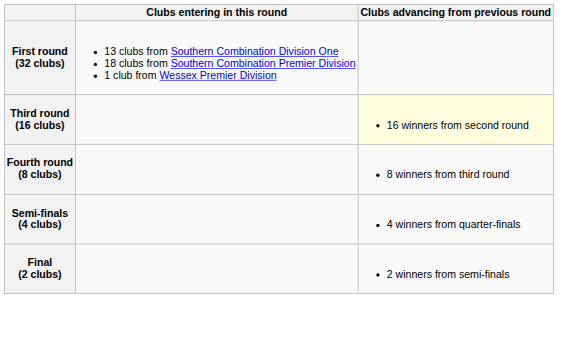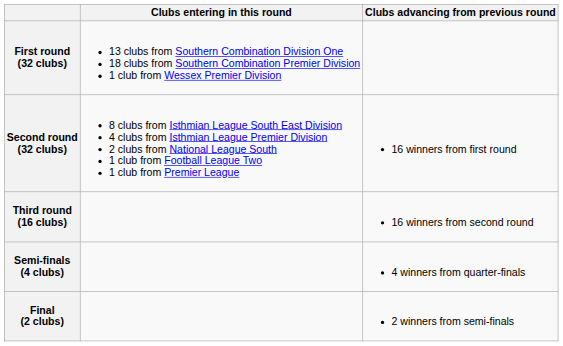+ row: (42, 143)
(456, 125) lightyellow background -> (460, 223) no background
- row: (40, 169)
